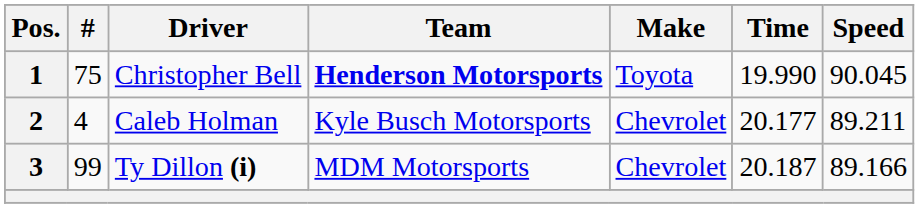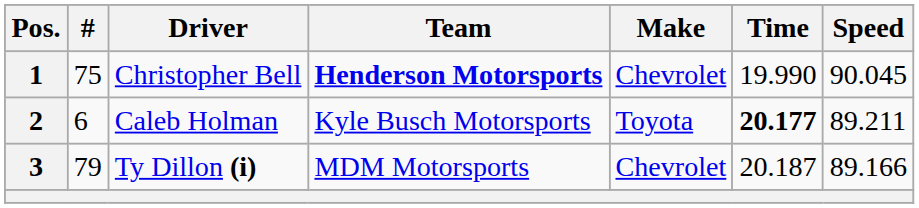(654, 74) Toyota -> (671, 74) Chevrolet
(81, 120) 4 -> (81, 120) 6
(671, 120) Chevrolet -> (654, 120) Toyota
(778, 120) normal -> (778, 120) bold
(88, 166) 99 -> (88, 166) 79
